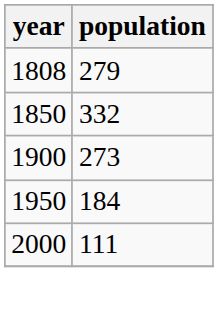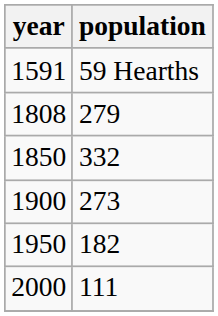+ row: (39, 69)
(100, 200) 184 -> (100, 244) 182
